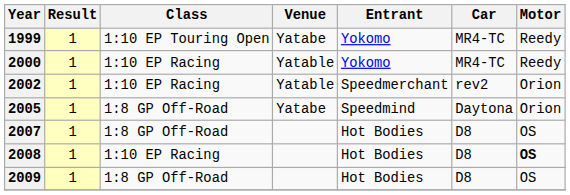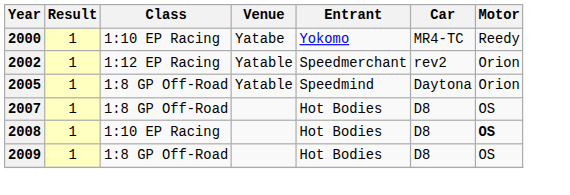- row: (24, 39)
(305, 62) Yatable -> (260, 39) Yatabe
(162, 85) 1:10 EP Racing -> (162, 62) 1:12 EP Racing
(301, 109) Yatabe -> (264, 85) Yatable
